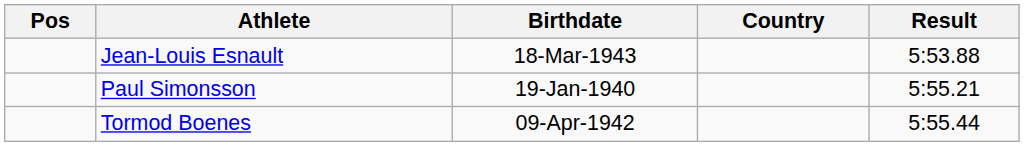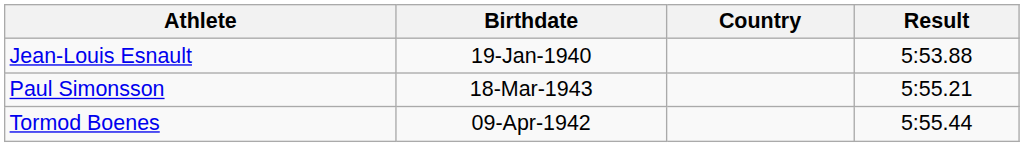- column: (50, 21)
(575, 55) 18-Mar-1943 -> (531, 55) 19-Jan-1940
(575, 89) 19-Jan-1940 -> (531, 89) 18-Mar-1943
